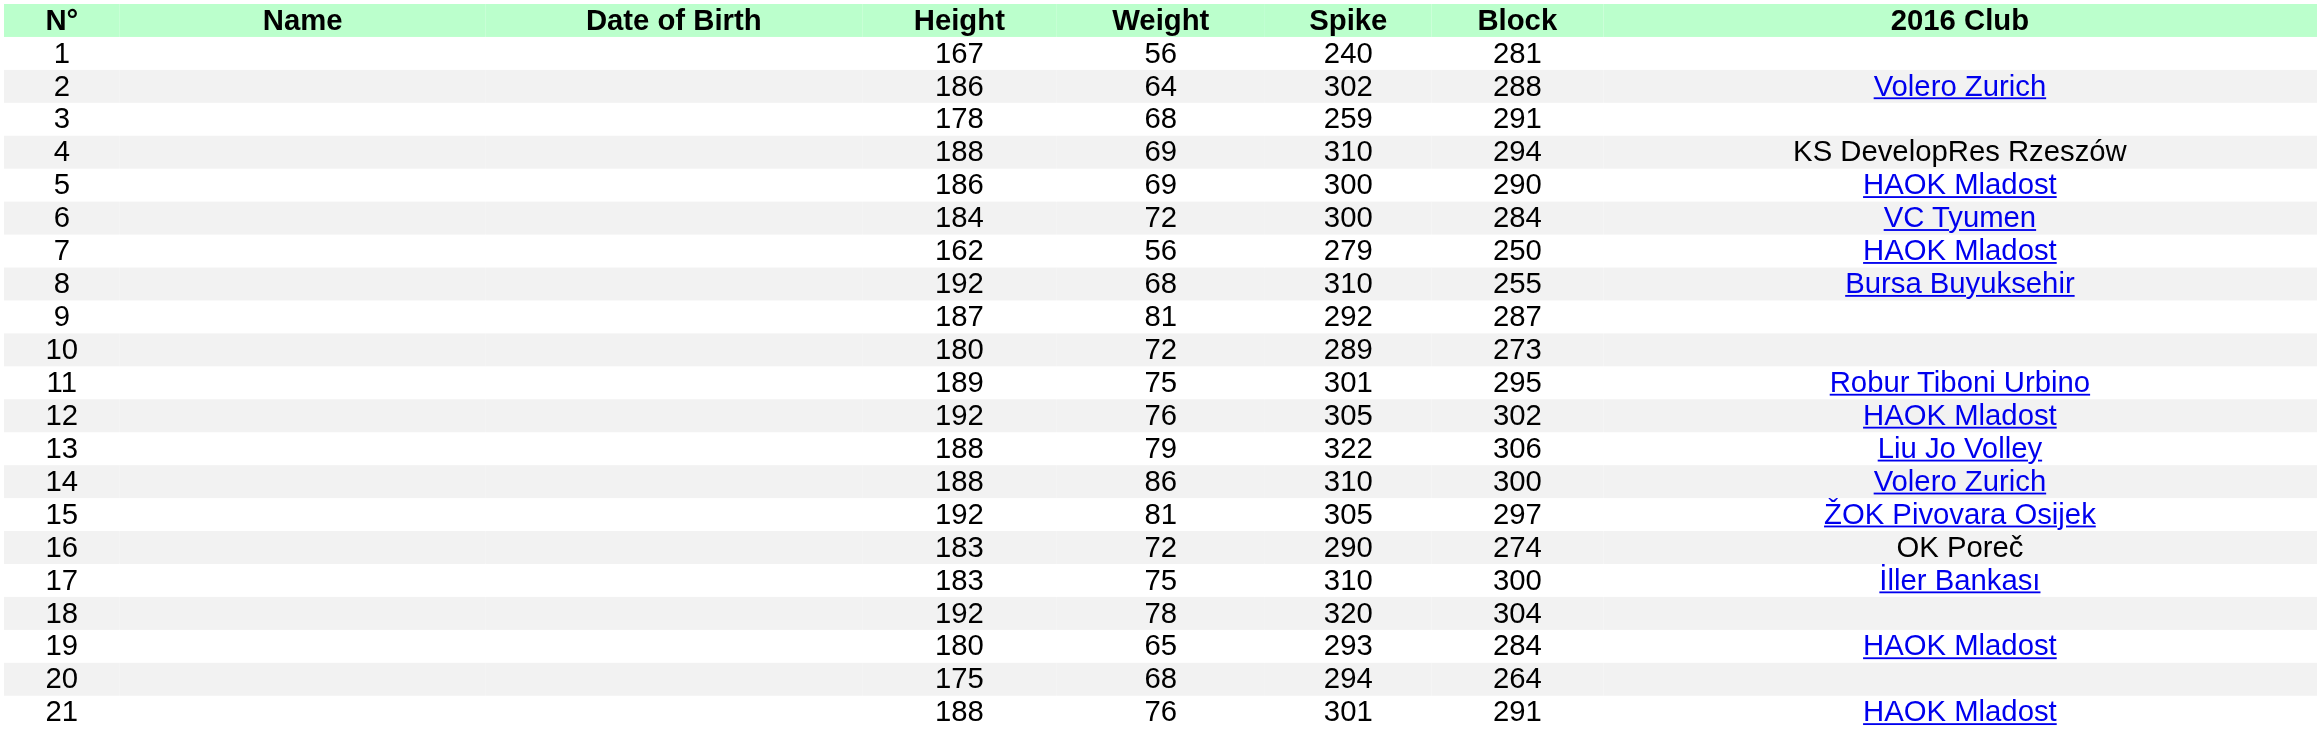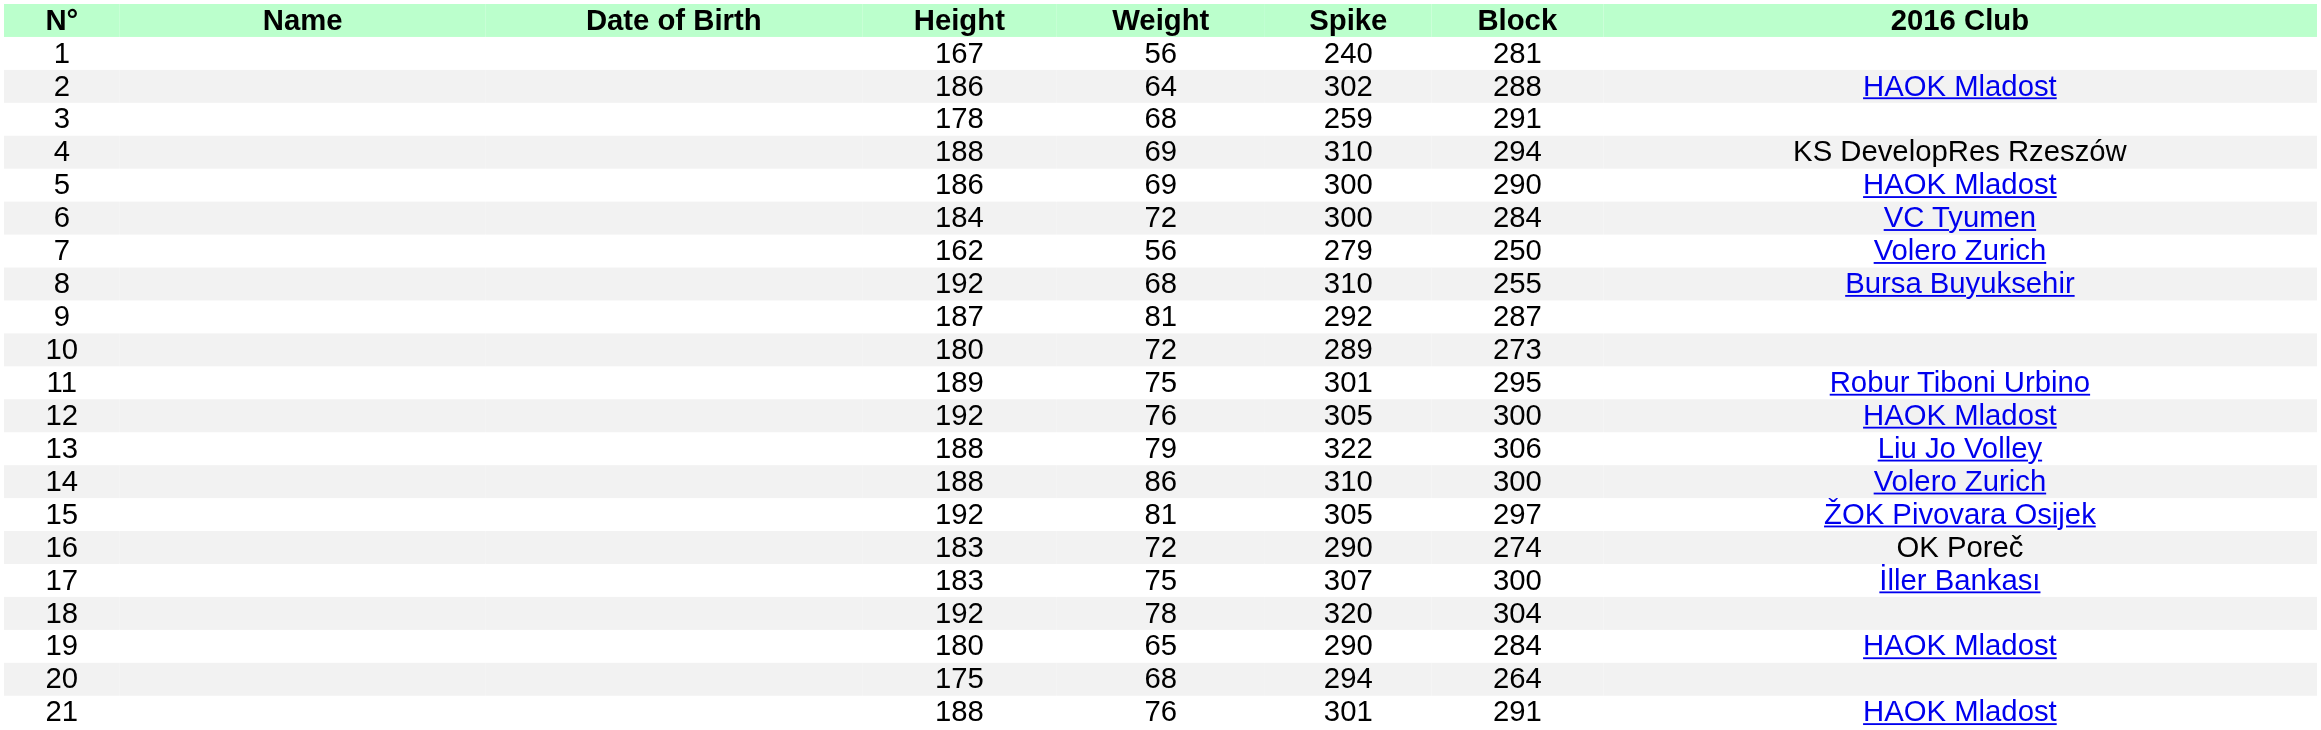(1960, 85) Volero Zurich -> (1960, 85) HAOK Mladost
(1960, 250) HAOK Mladost -> (1960, 250) Volero Zurich
(1517, 415) 302 -> (1517, 415) 300
(1348, 580) 310 -> (1348, 580) 307
(1348, 645) 293 -> (1348, 645) 290
